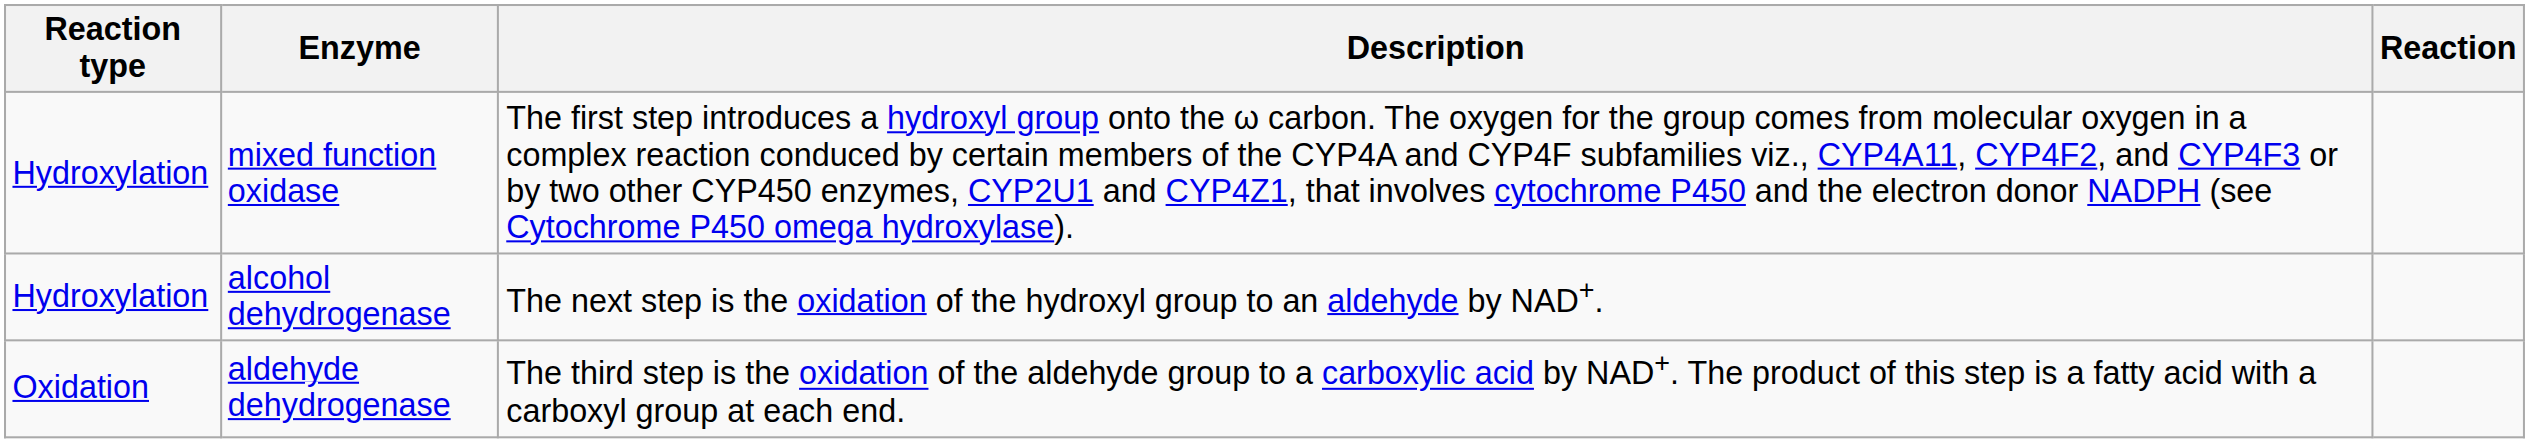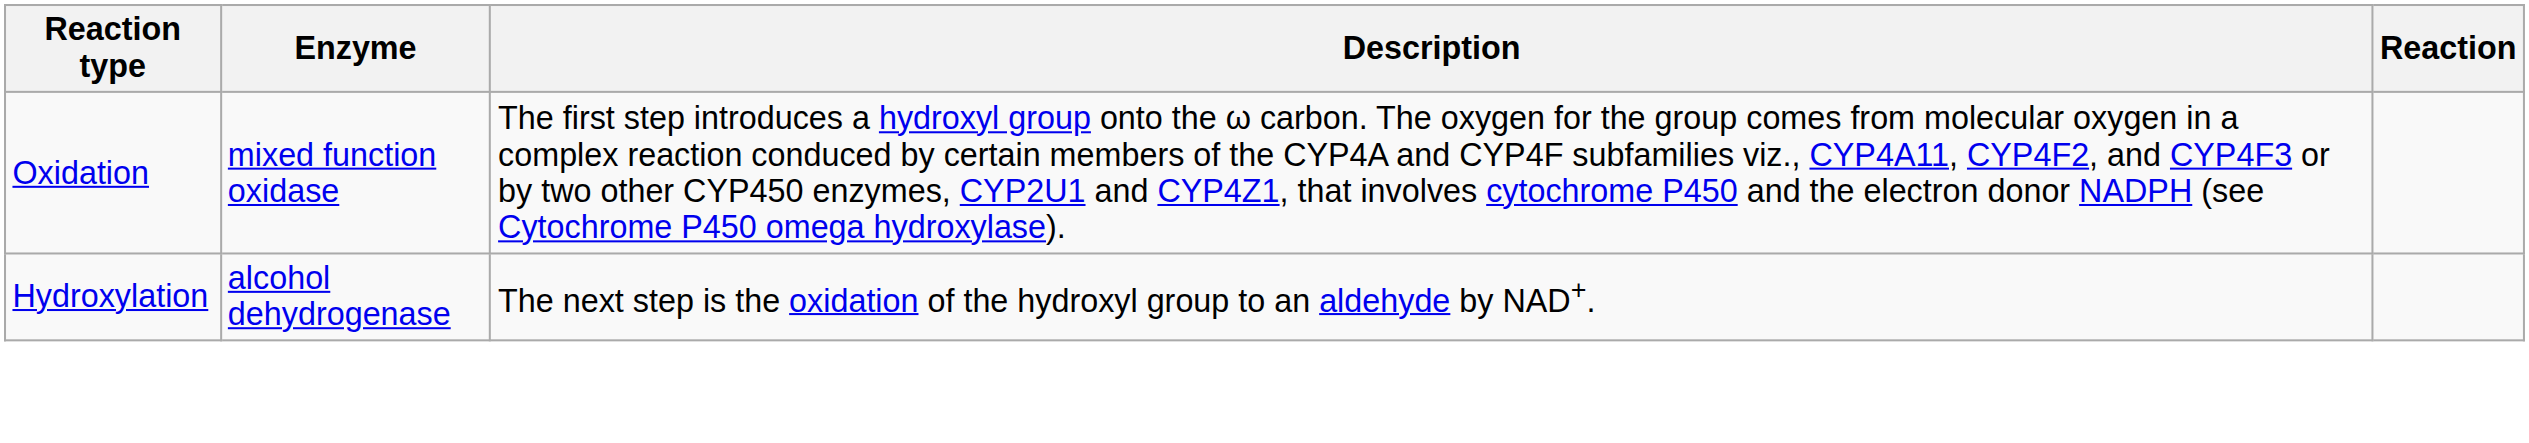(110, 172) Hydroxylation -> (81, 172) Oxidation
- row: (339, 388)
